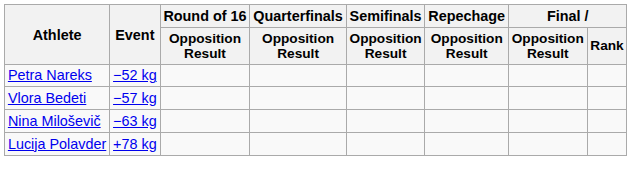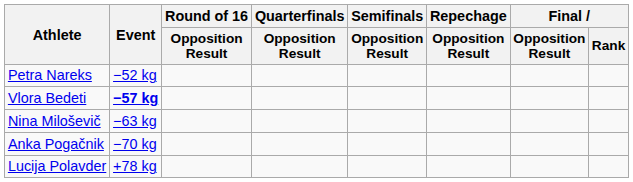(135, 98) normal -> (136, 98) bold
+ row: (56, 144)
